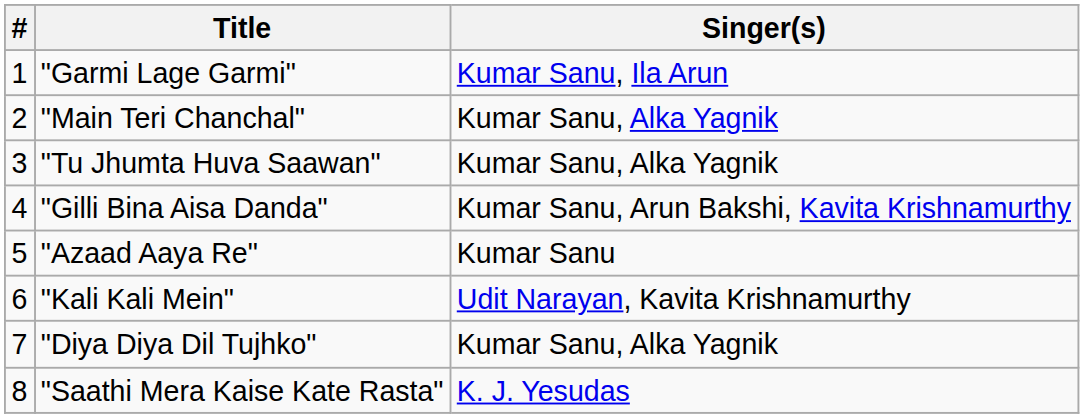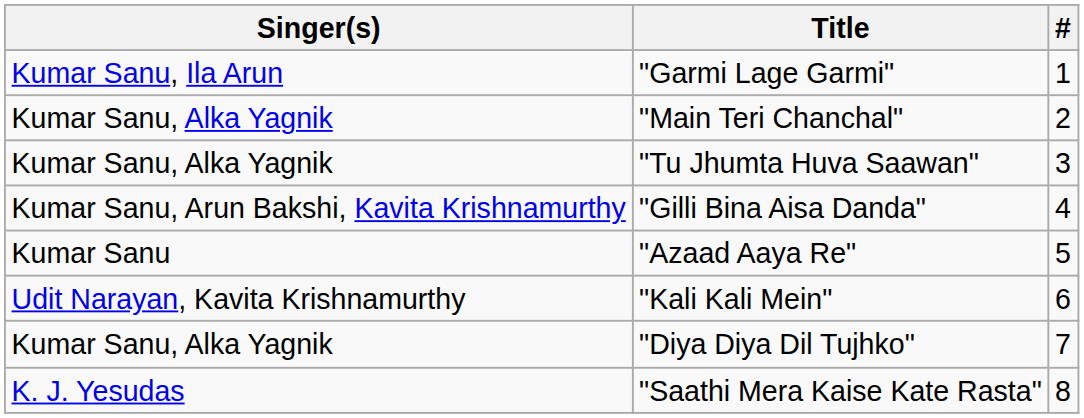columns swapped: (20, 28) <-> (764, 28)
